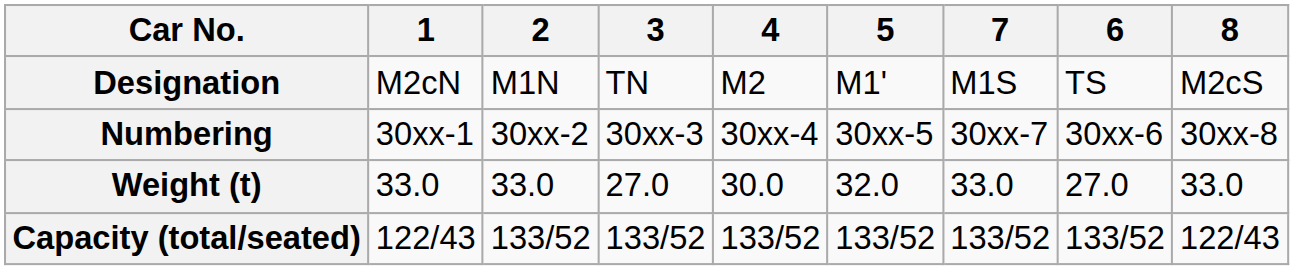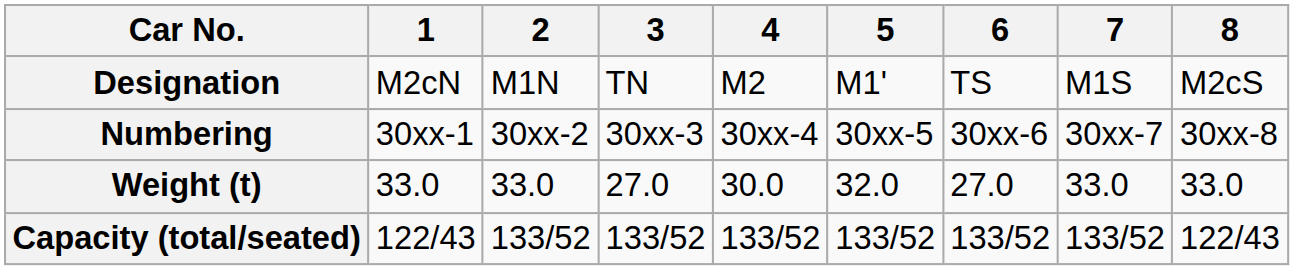columns swapped: (1115, 30) <-> (1000, 30)
